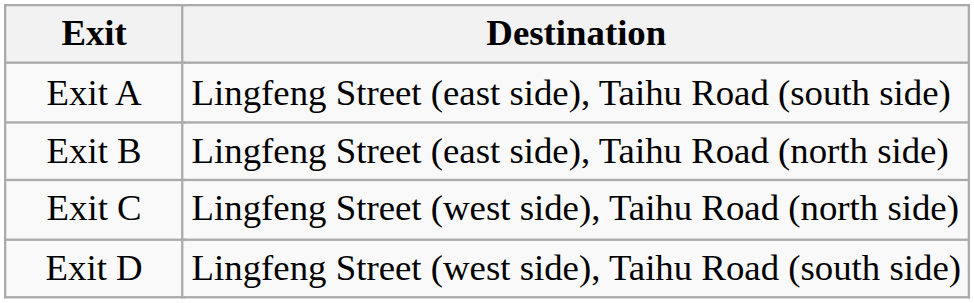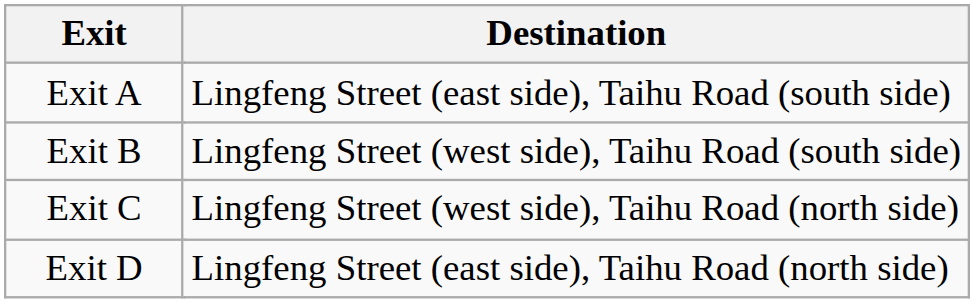(570, 150) Lingfeng Street (east side), Taihu Road (north side) -> (576, 150) Lingfeng Street (west side), Taihu Road (south side)
(576, 267) Lingfeng Street (west side), Taihu Road (south side) -> (570, 267) Lingfeng Street (east side), Taihu Road (north side)
